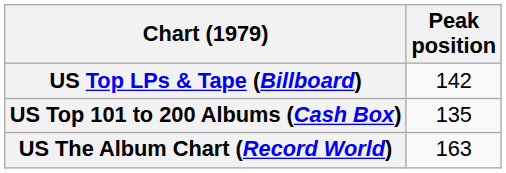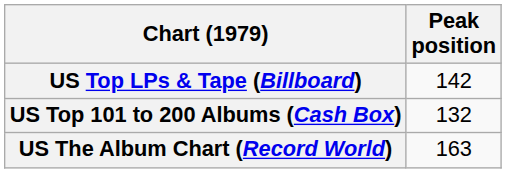(454, 115) 135 -> (454, 115) 132
